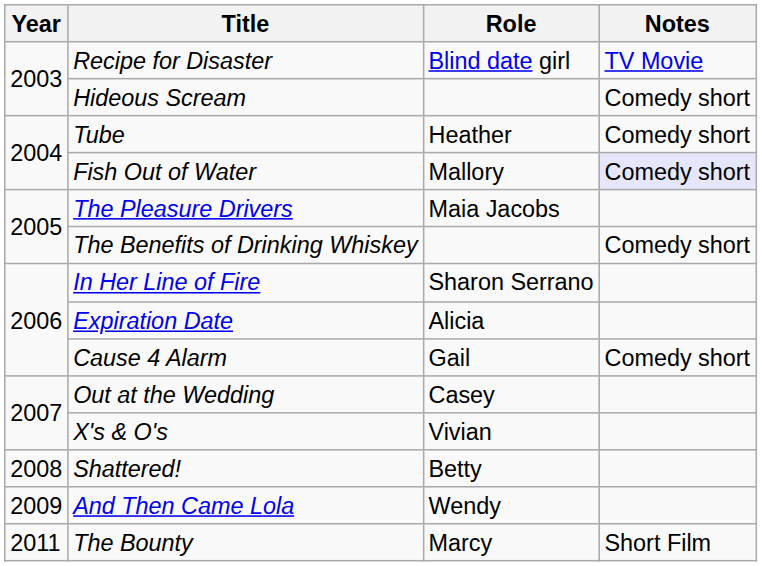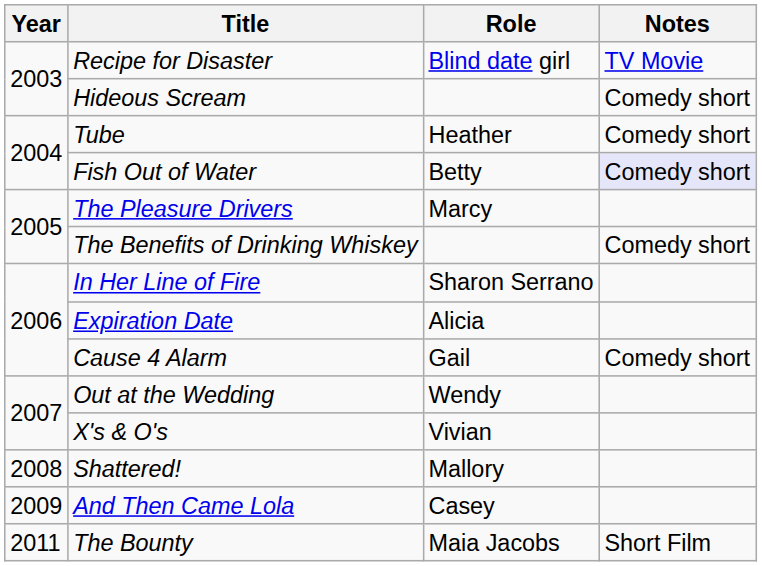(466, 172) Mallory -> (455, 172) Betty
(494, 209) Maia Jacobs -> (460, 209) Marcy
(462, 394) Casey -> (465, 394) Wendy
(455, 468) Betty -> (466, 468) Mallory
(465, 505) Wendy -> (462, 505) Casey
(460, 542) Marcy -> (494, 542) Maia Jacobs
